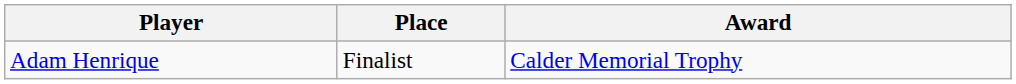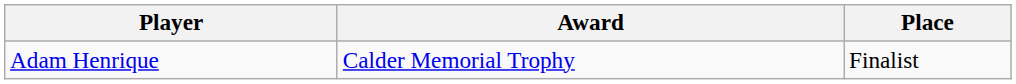columns swapped: (758, 22) <-> (421, 22)
